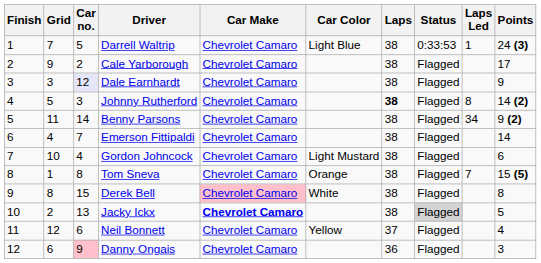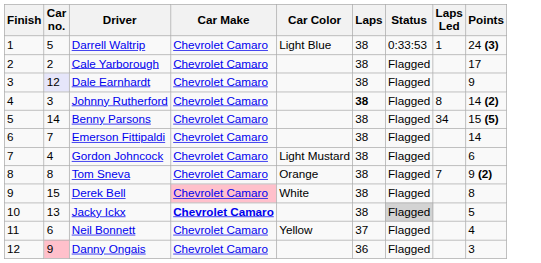- column: (59, 20)
(510, 119) 9 (2) -> (483, 119) 15 (5)
(513, 175) 15 (5) -> (480, 175) 9 (2)
